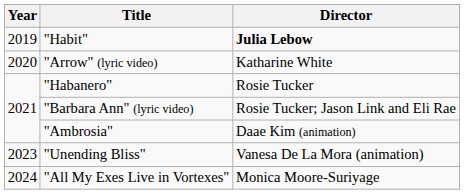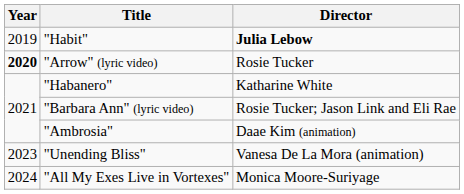(22, 62) normal -> (22, 62) bold
(284, 62) Katharine White -> (275, 62) Rosie Tucker
(275, 85) Rosie Tucker -> (284, 85) Katharine White
